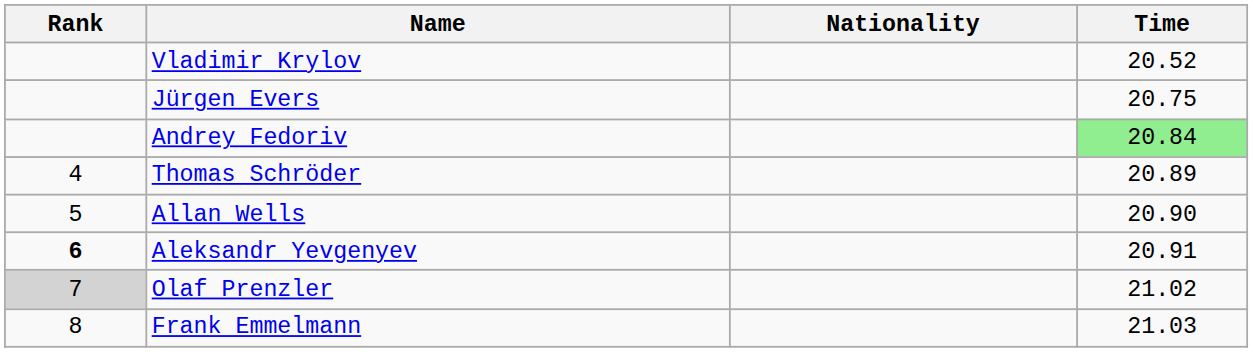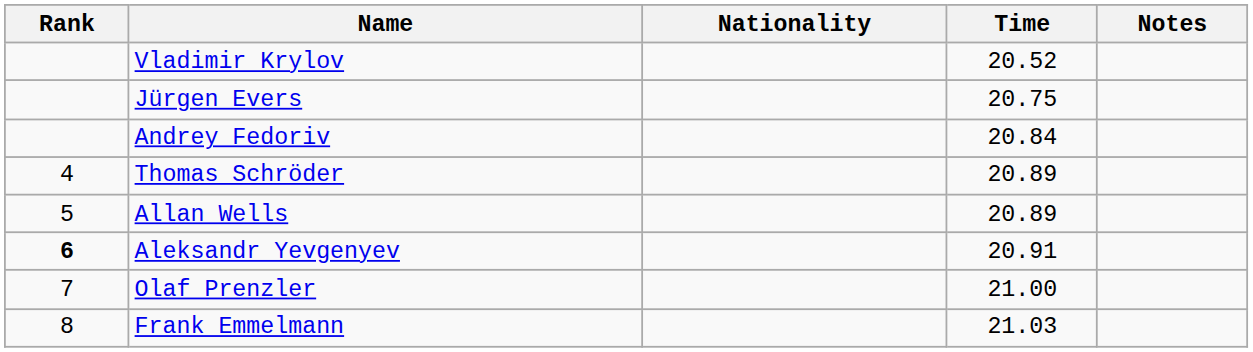+ column: (1172, 24)
(1162, 138) lightgreen background -> (1022, 138) no background
(1162, 213) 20.90 -> (1022, 213) 20.89
(76, 289) lightgrey background -> (67, 289) no background
(1162, 289) 21.02 -> (1022, 289) 21.00
